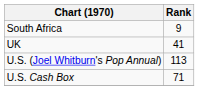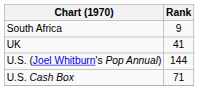(179, 61) 113 -> (179, 61) 144
